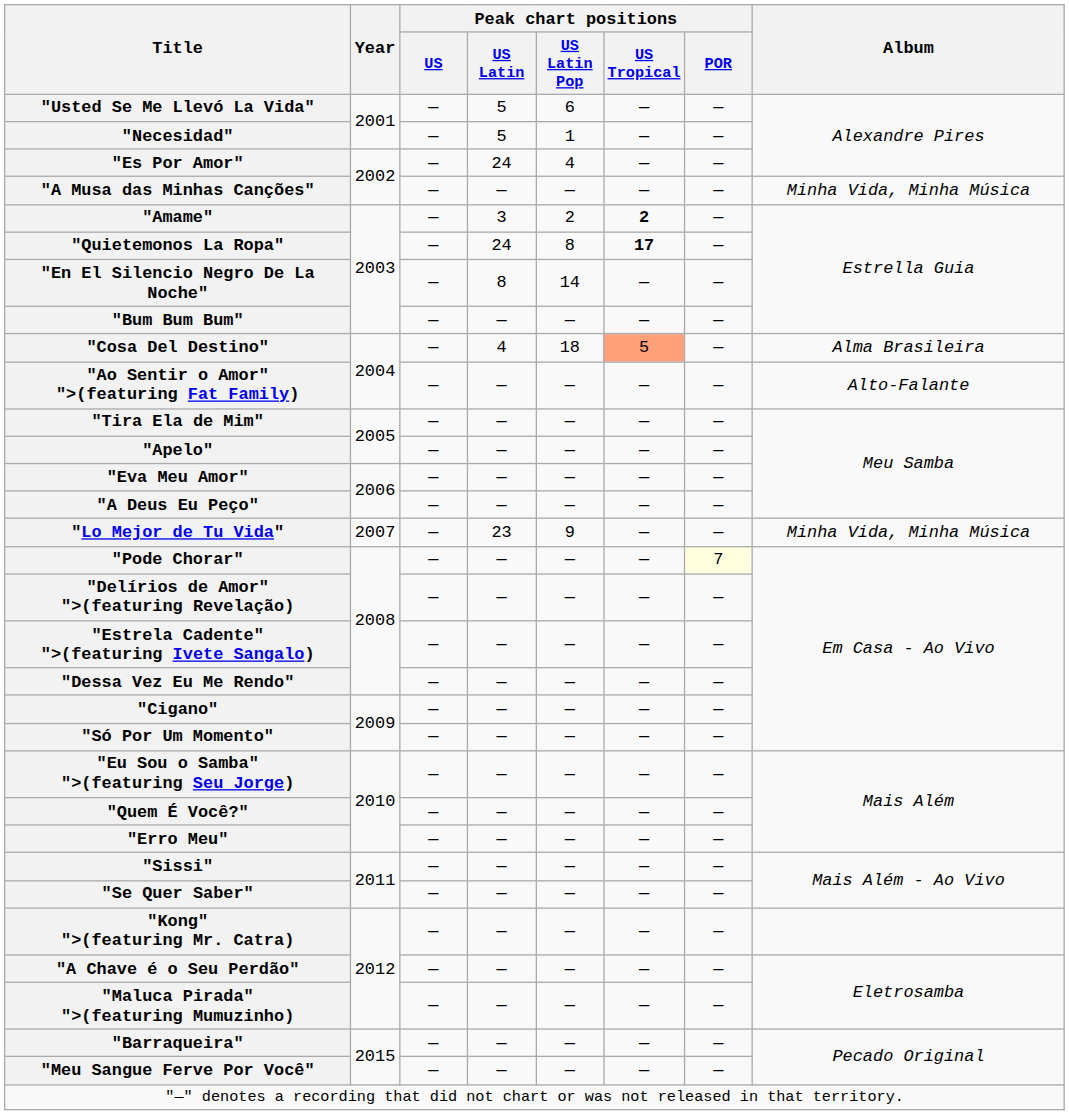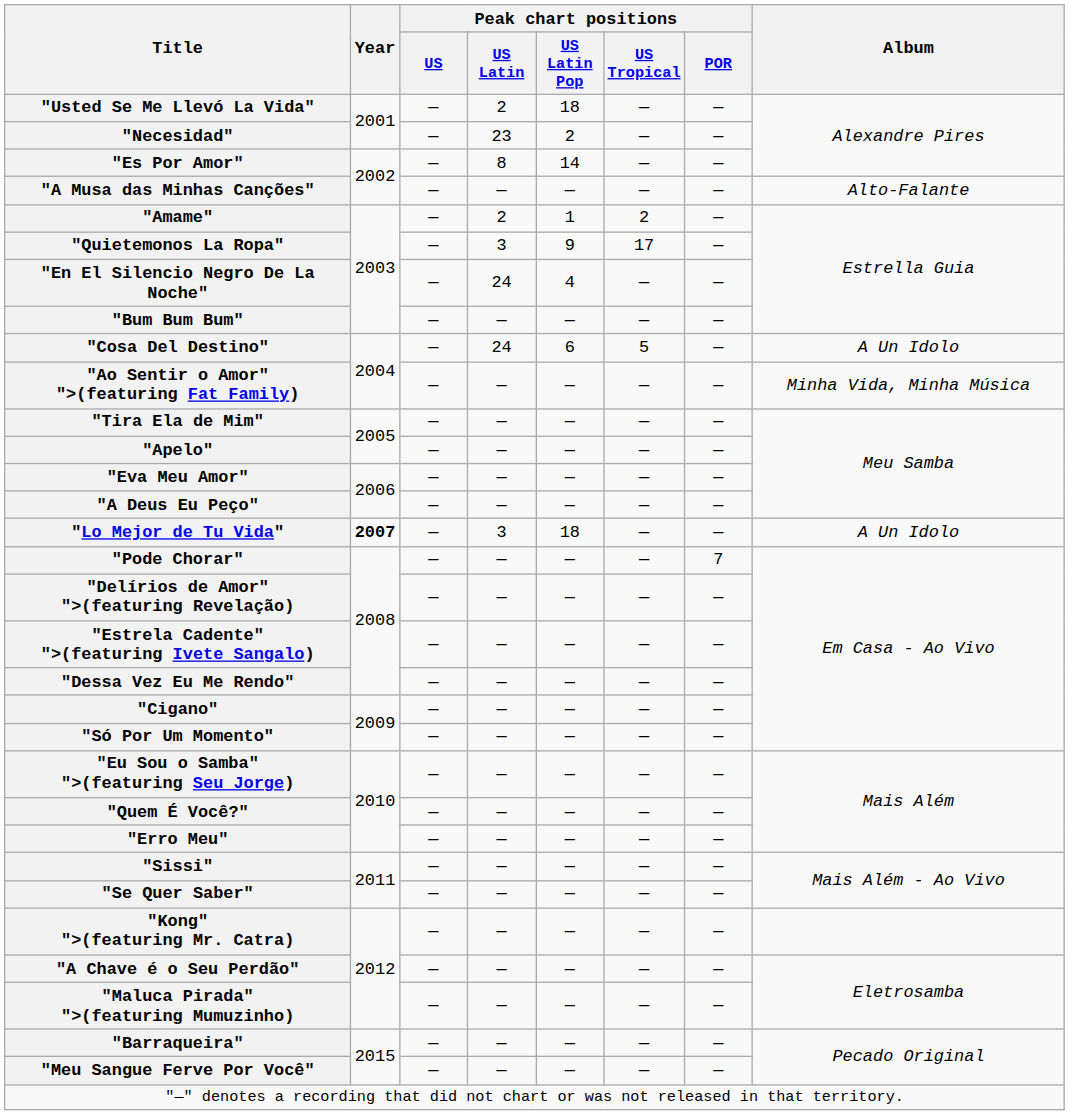(502, 108) 5 -> (502, 108) 2
(570, 108) 6 -> (570, 108) 18
(502, 135) 5 -> (502, 135) 23
(570, 135) 1 -> (570, 135) 2
(502, 163) 24 -> (502, 163) 8
(570, 163) 4 -> (570, 163) 14
(908, 191) Minha Vida, Minha Música -> (908, 191) Alto-Falante
(502, 218) 3 -> (502, 218) 2
(570, 218) 2 -> (570, 218) 1
(644, 218) bold -> (644, 218) normal
(502, 246) 24 -> (502, 246) 3
(570, 246) 8 -> (570, 246) 9
(644, 246) bold -> (644, 246) normal
(502, 283) 8 -> (502, 283) 24
(570, 283) 14 -> (570, 283) 4
(502, 348) 4 -> (502, 348) 24
(570, 348) 18 -> (570, 348) 6
(644, 348) lightsalmon background -> (644, 348) no background
(908, 348) Alma Brasileira -> (908, 348) A Un Idolo
(908, 385) Alto-Falante -> (908, 385) Minha Vida, Minha Música
(375, 533) normal -> (375, 533) bold
(502, 533) 23 -> (502, 533) 3
(570, 533) 9 -> (570, 533) 18
(908, 533) Minha Vida, Minha Música -> (908, 533) A Un Idolo
(718, 560) lightyellow background -> (718, 560) no background
